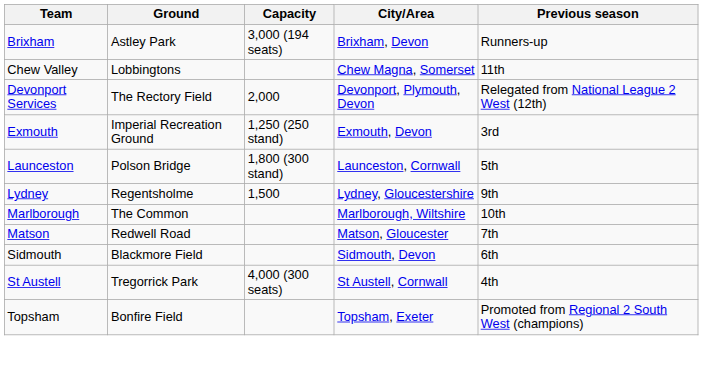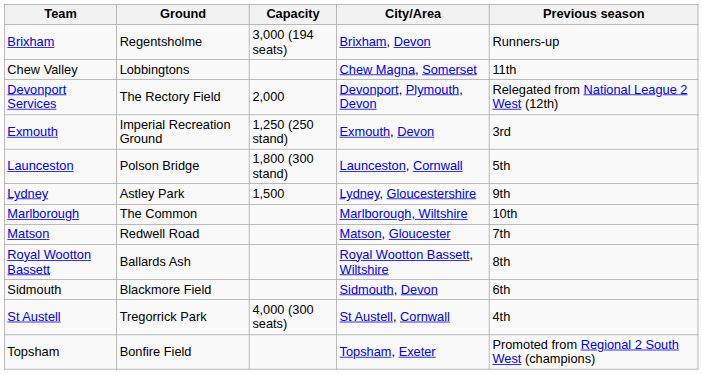(143, 42) Astley Park -> (161, 42) Regentsholme
(152, 194) Regentsholme -> (152, 194) Astley Park
+ row: (49, 262)
